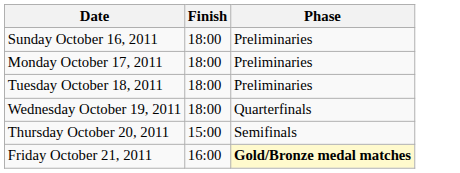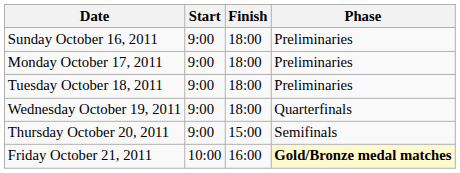+ column: (205, 16)
